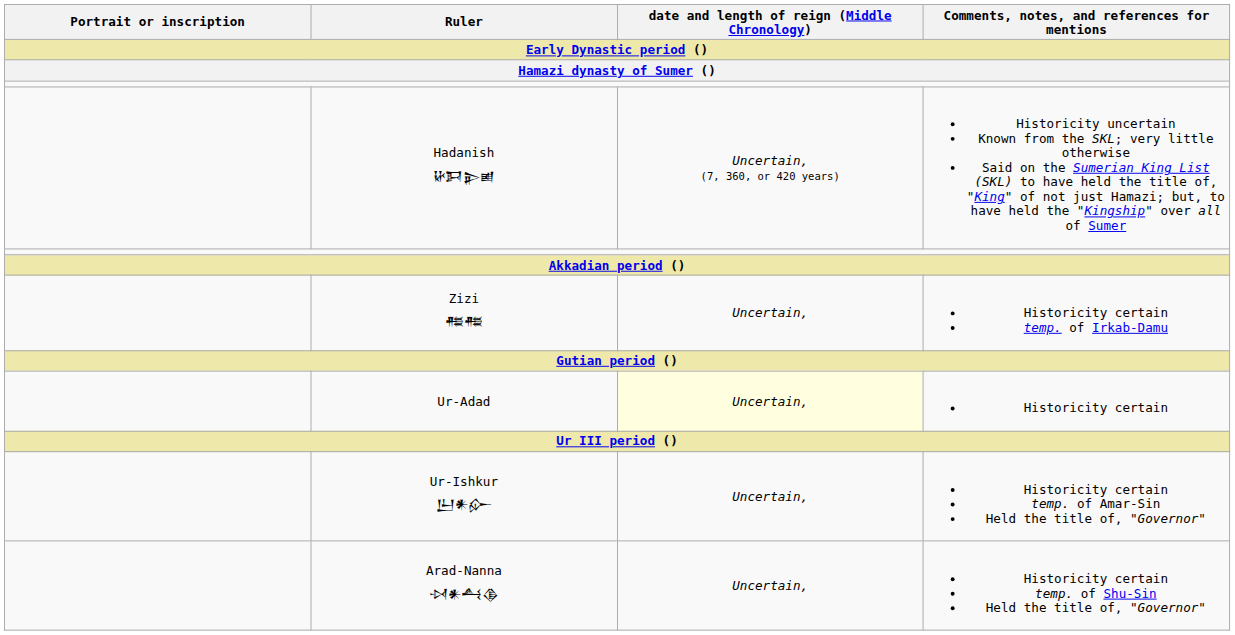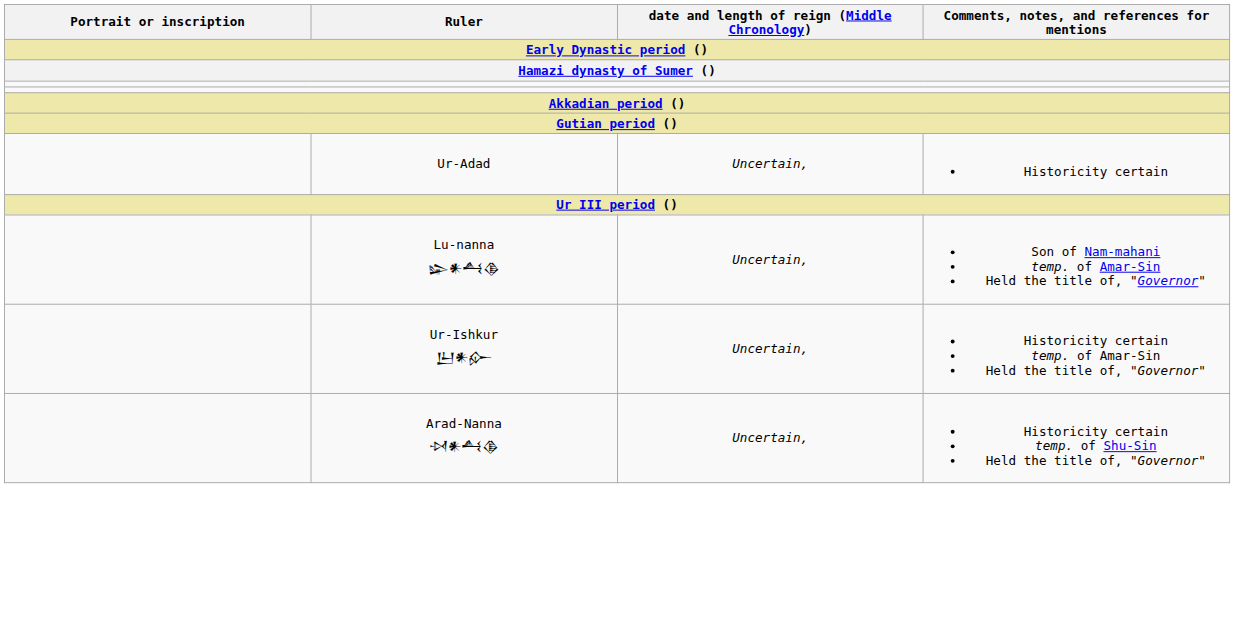- row: (464, 165)
- row: (464, 310)
(770, 401) lightyellow background -> (770, 164) no background
+ row: (464, 256)
